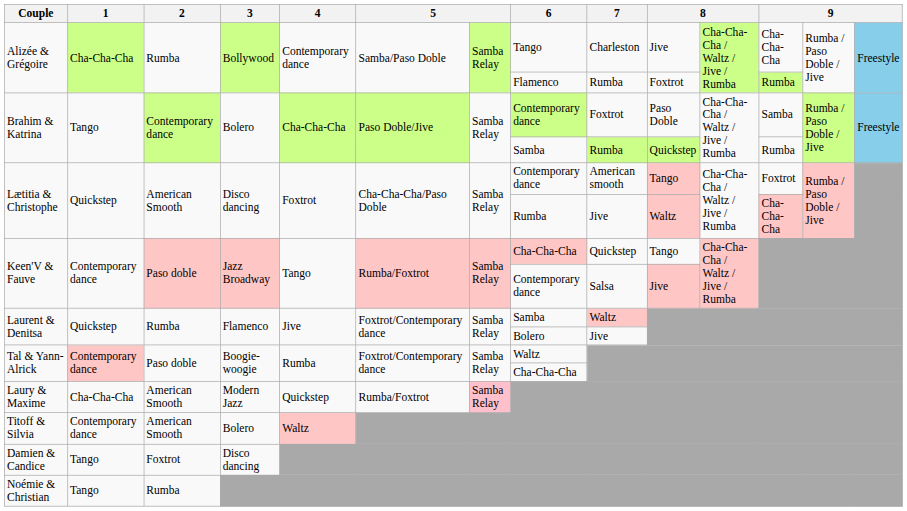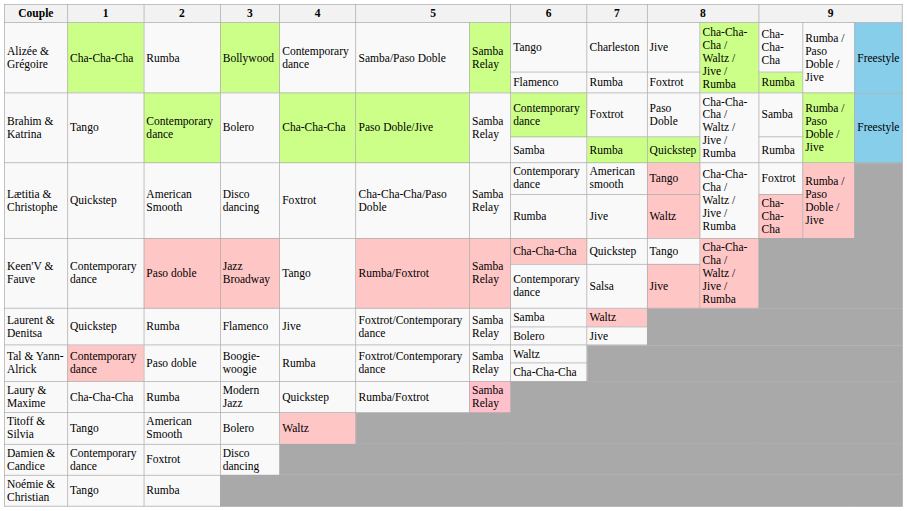(169, 397) American Smooth -> (163, 397) Rumba
(103, 428) Contemporary dance -> (84, 428) Tango
(84, 459) Tango -> (103, 459) Contemporary dance
